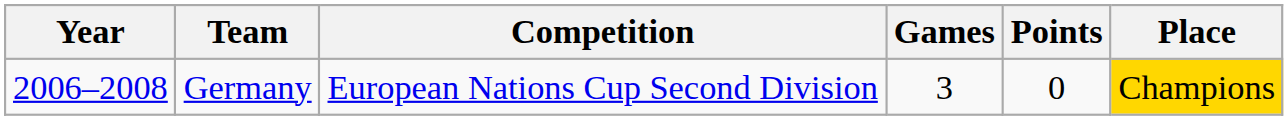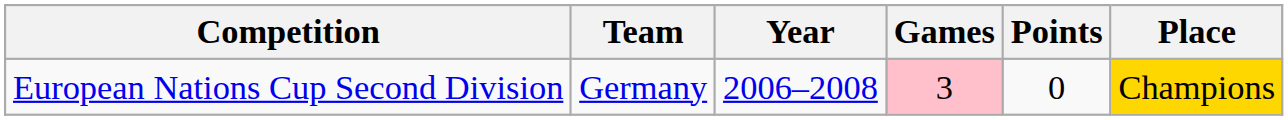columns swapped: (90, 31) <-> (603, 31)
(944, 86) no background -> (944, 86) pink background
